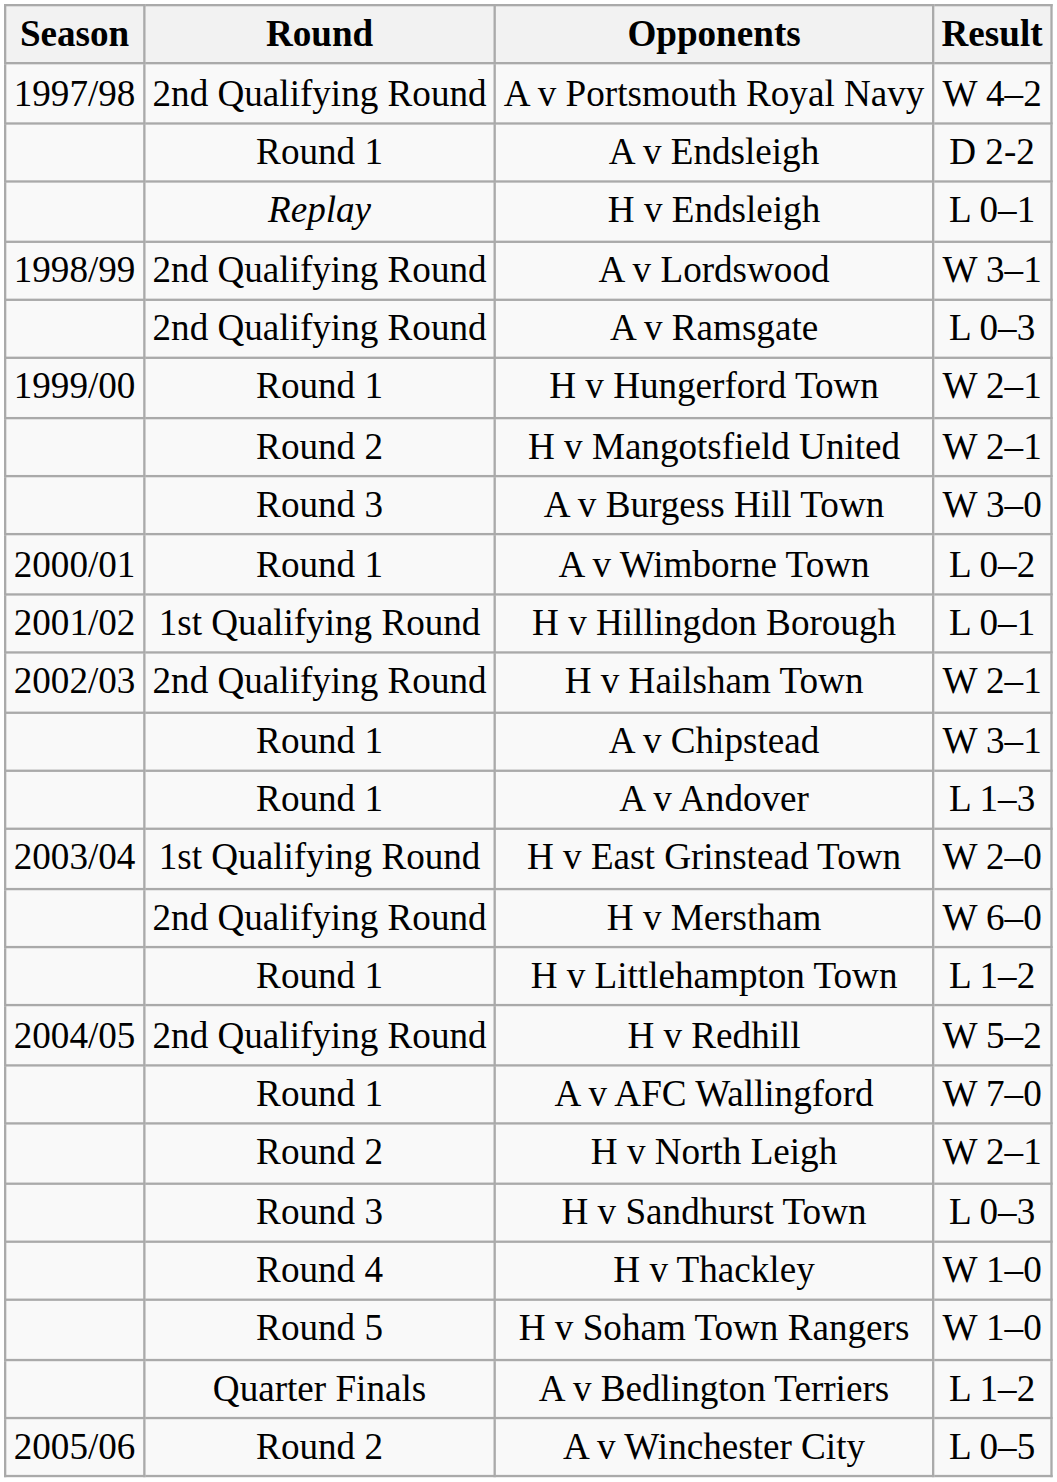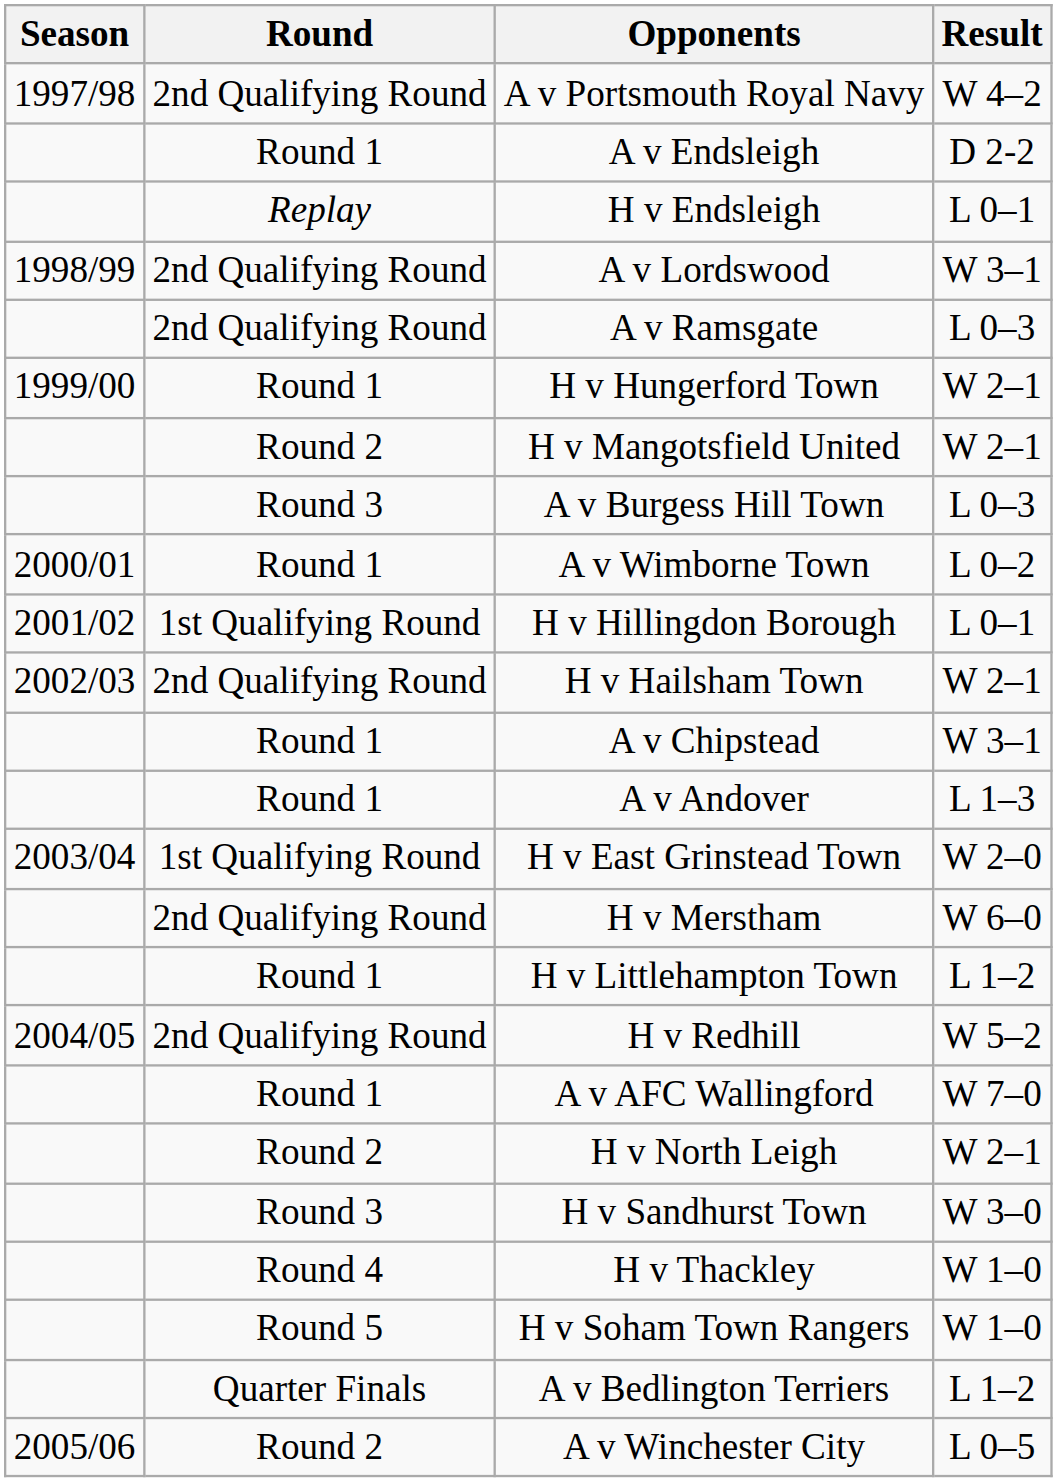(992, 504) W 3–0 -> (992, 504) L 0–3
(992, 1211) L 0–3 -> (992, 1211) W 3–0
